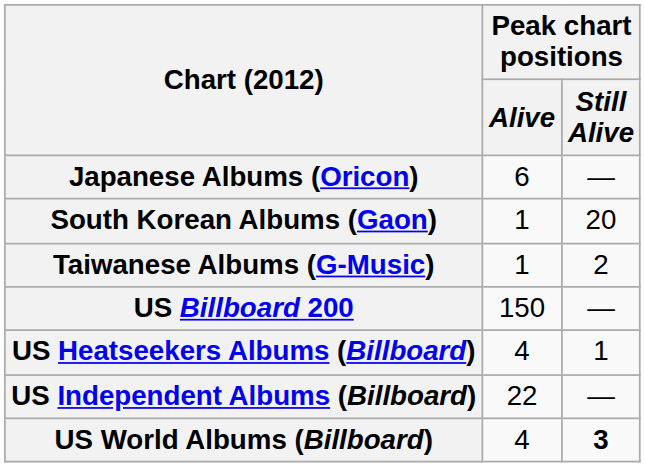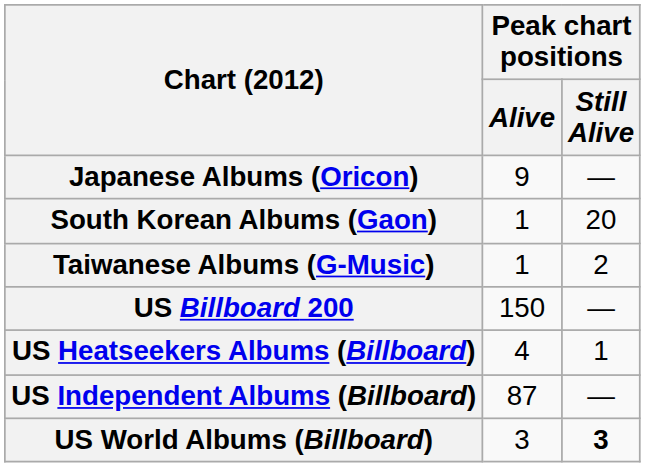(522, 176) 6 -> (522, 176) 9
(522, 396) 22 -> (522, 396) 87
(522, 439) 4 -> (522, 439) 3
